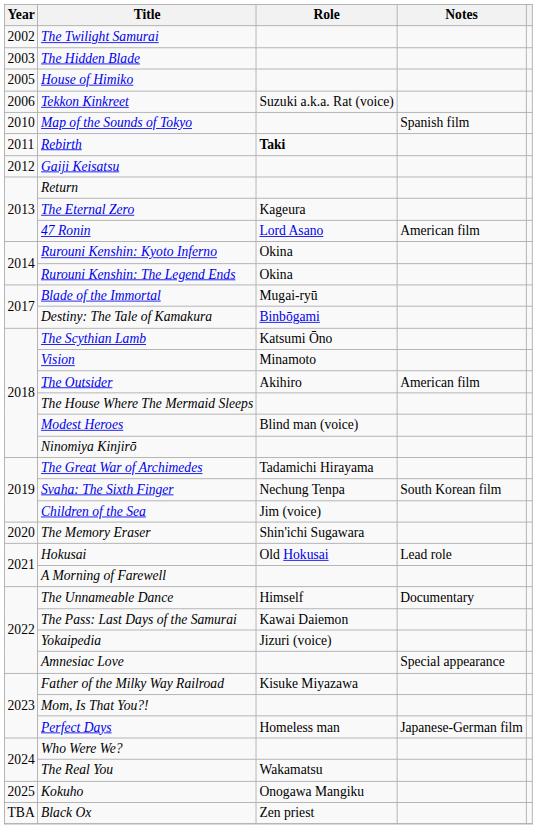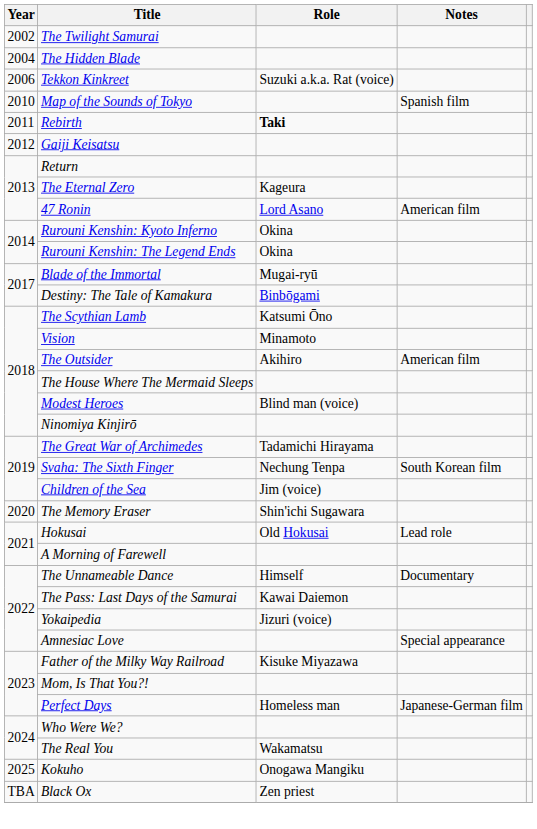(21, 58) 2003 -> (21, 58) 2004
- row: (87, 79)
